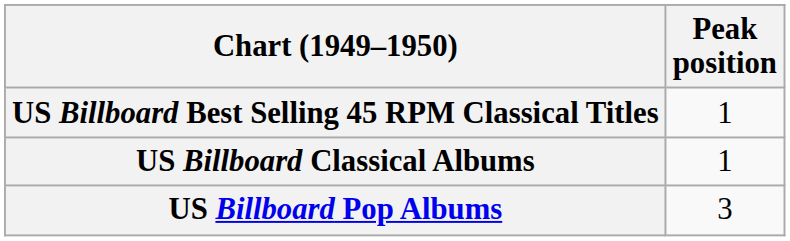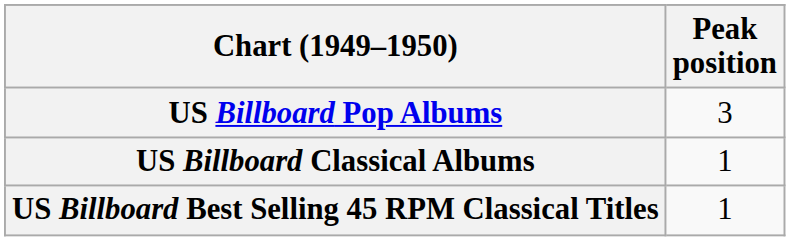rows swapped: (335, 209) <-> (335, 112)
